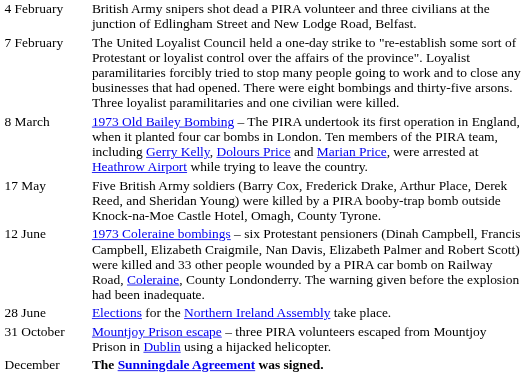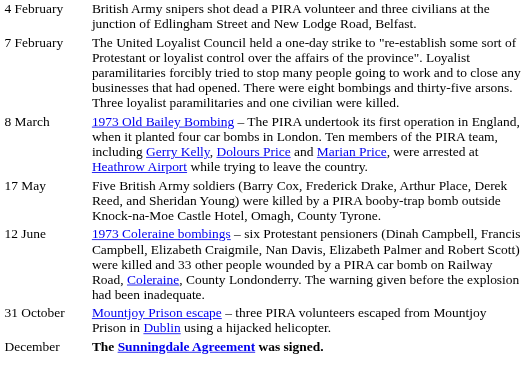- row: (25, 313)
